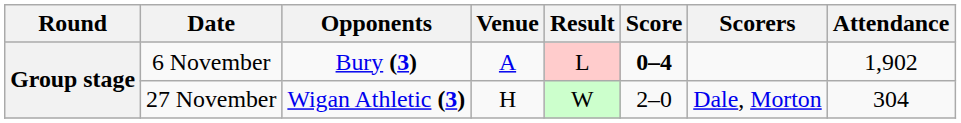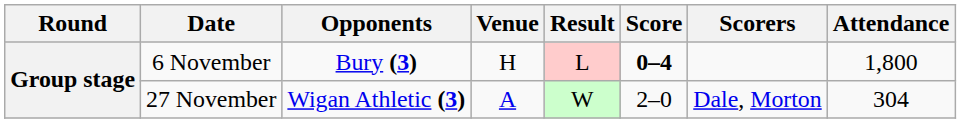(508, 61) A -> (508, 61) H
(891, 61) 1,902 -> (891, 61) 1,800
(508, 99) H -> (508, 99) A
